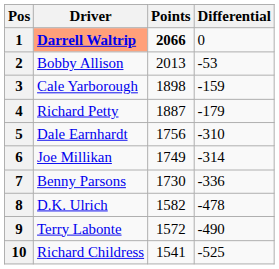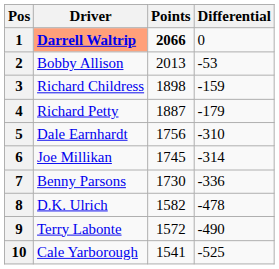(87, 87) Cale Yarborough -> (91, 87) Richard Childress
(171, 157) 1749 -> (171, 157) 1745
(91, 252) Richard Childress -> (87, 252) Cale Yarborough
